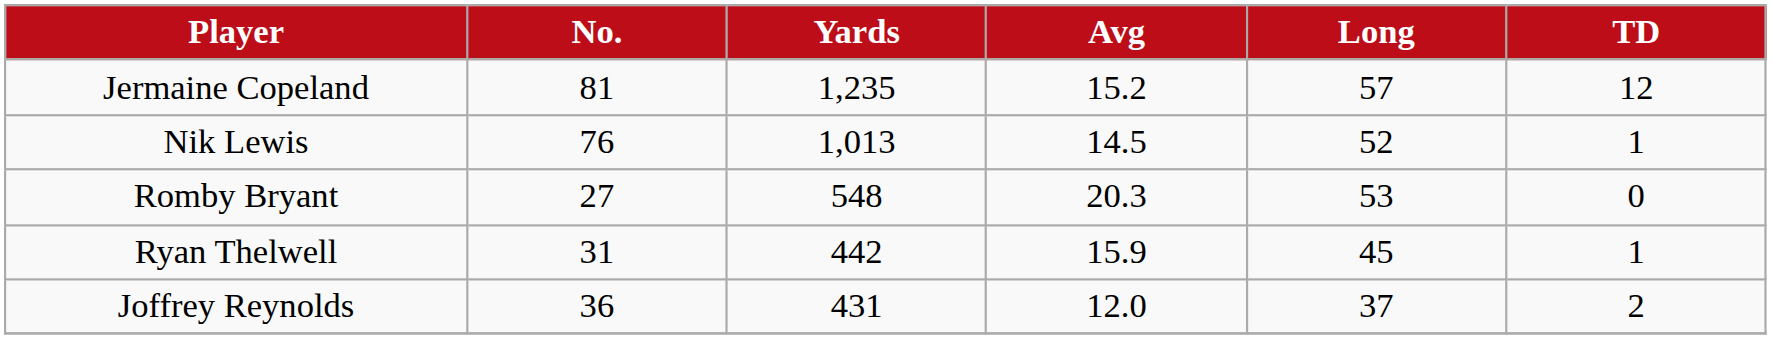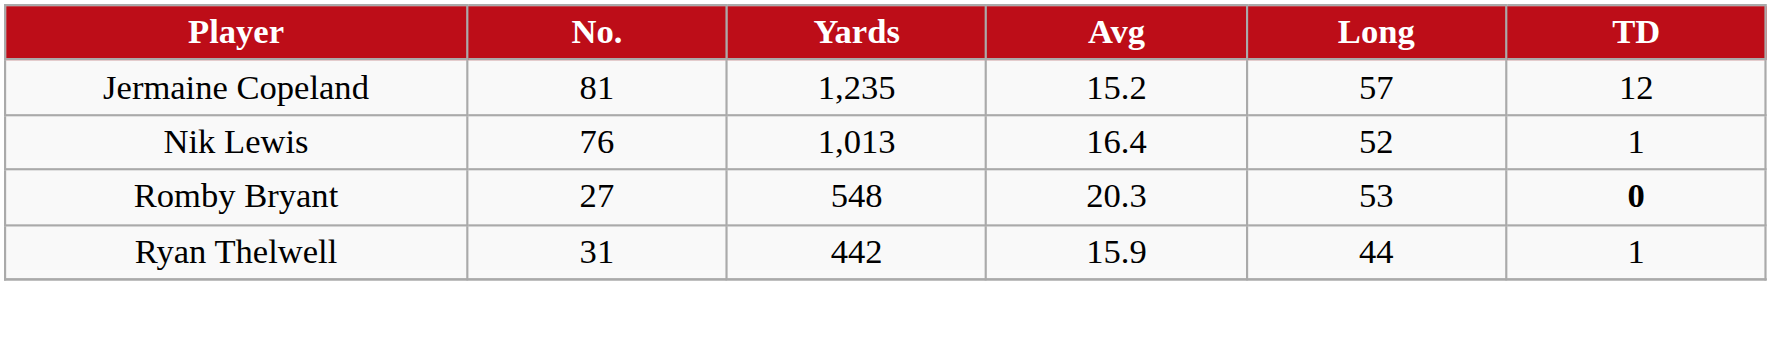(1117, 141) 14.5 -> (1117, 141) 16.4
(1636, 196) normal -> (1636, 196) bold
(1376, 251) 45 -> (1376, 251) 44
- row: (236, 305)
